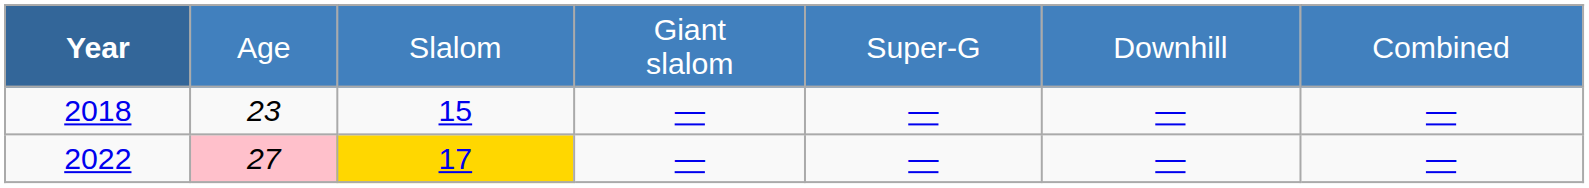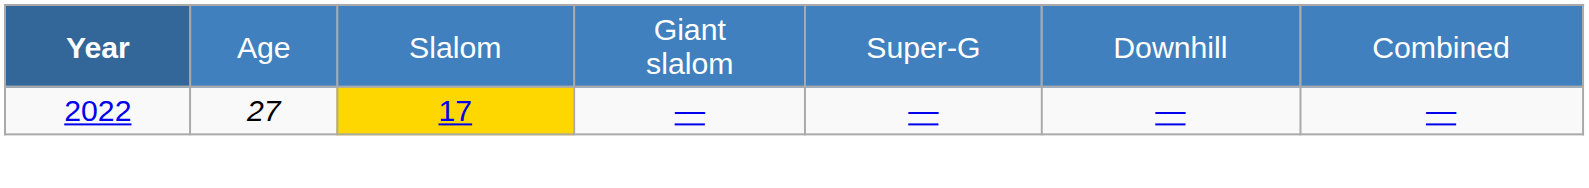- row: (98, 111)
(264, 159) pink background -> (264, 111) no background
